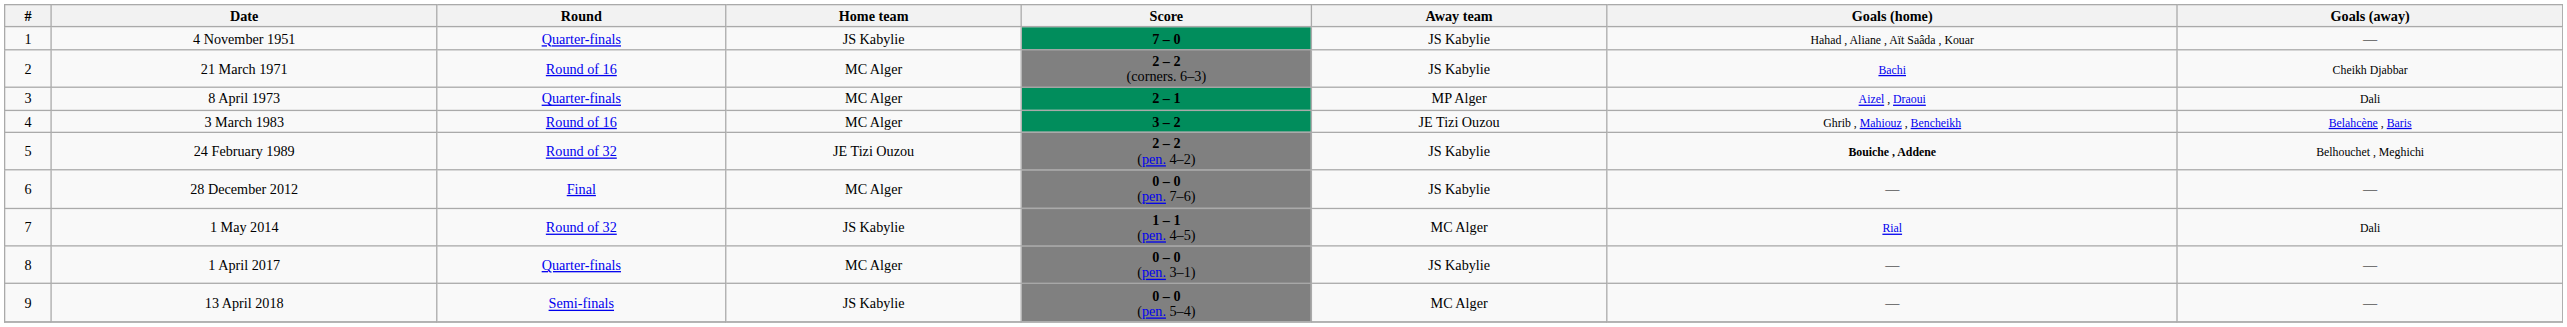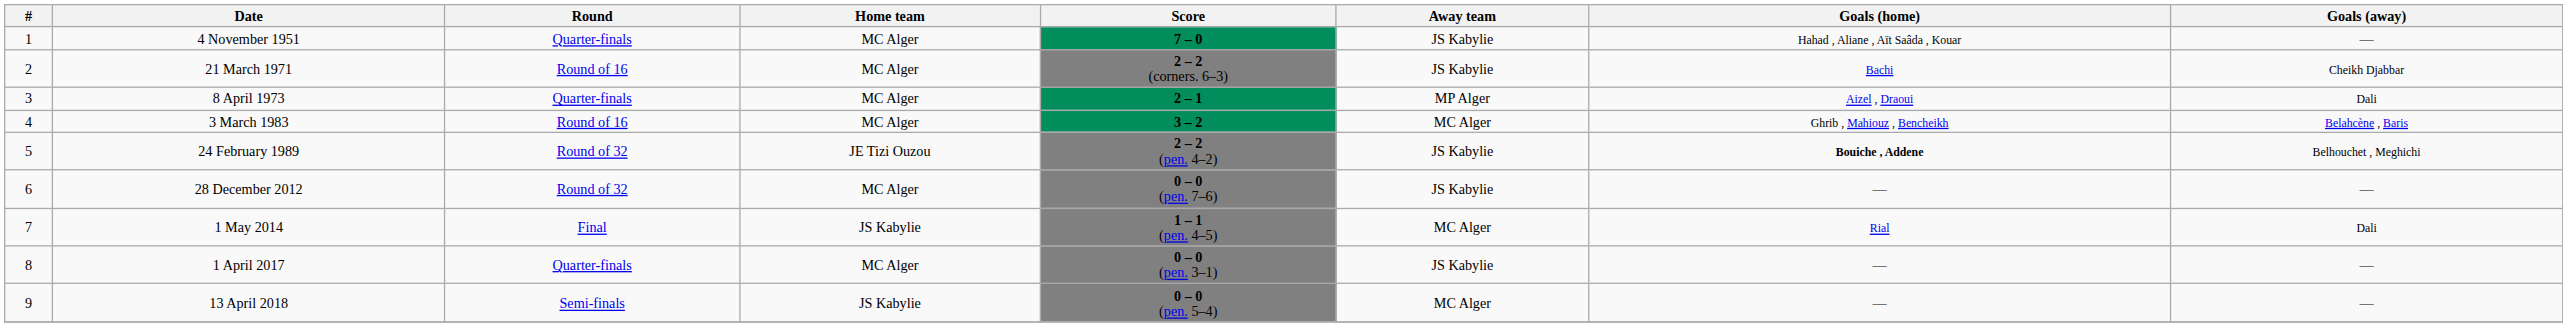(874, 38) JS Kabylie -> (890, 38) MC Alger
(1459, 121) JE Tizi Ouzou -> (1462, 121) MC Alger
(581, 189) Final -> (592, 189) Round of 32
(581, 227) Round of 32 -> (592, 227) Final
